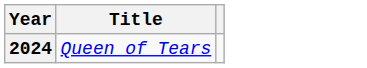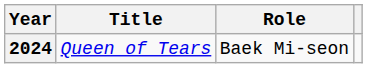+ column: (284, 19)
